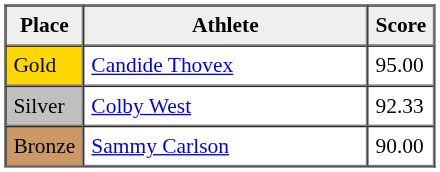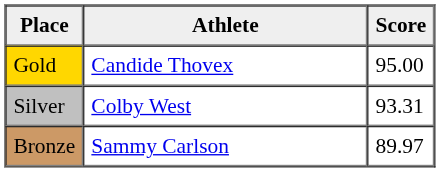(400, 105) 92.33 -> (400, 105) 93.31
(400, 145) 90.00 -> (400, 145) 89.97
